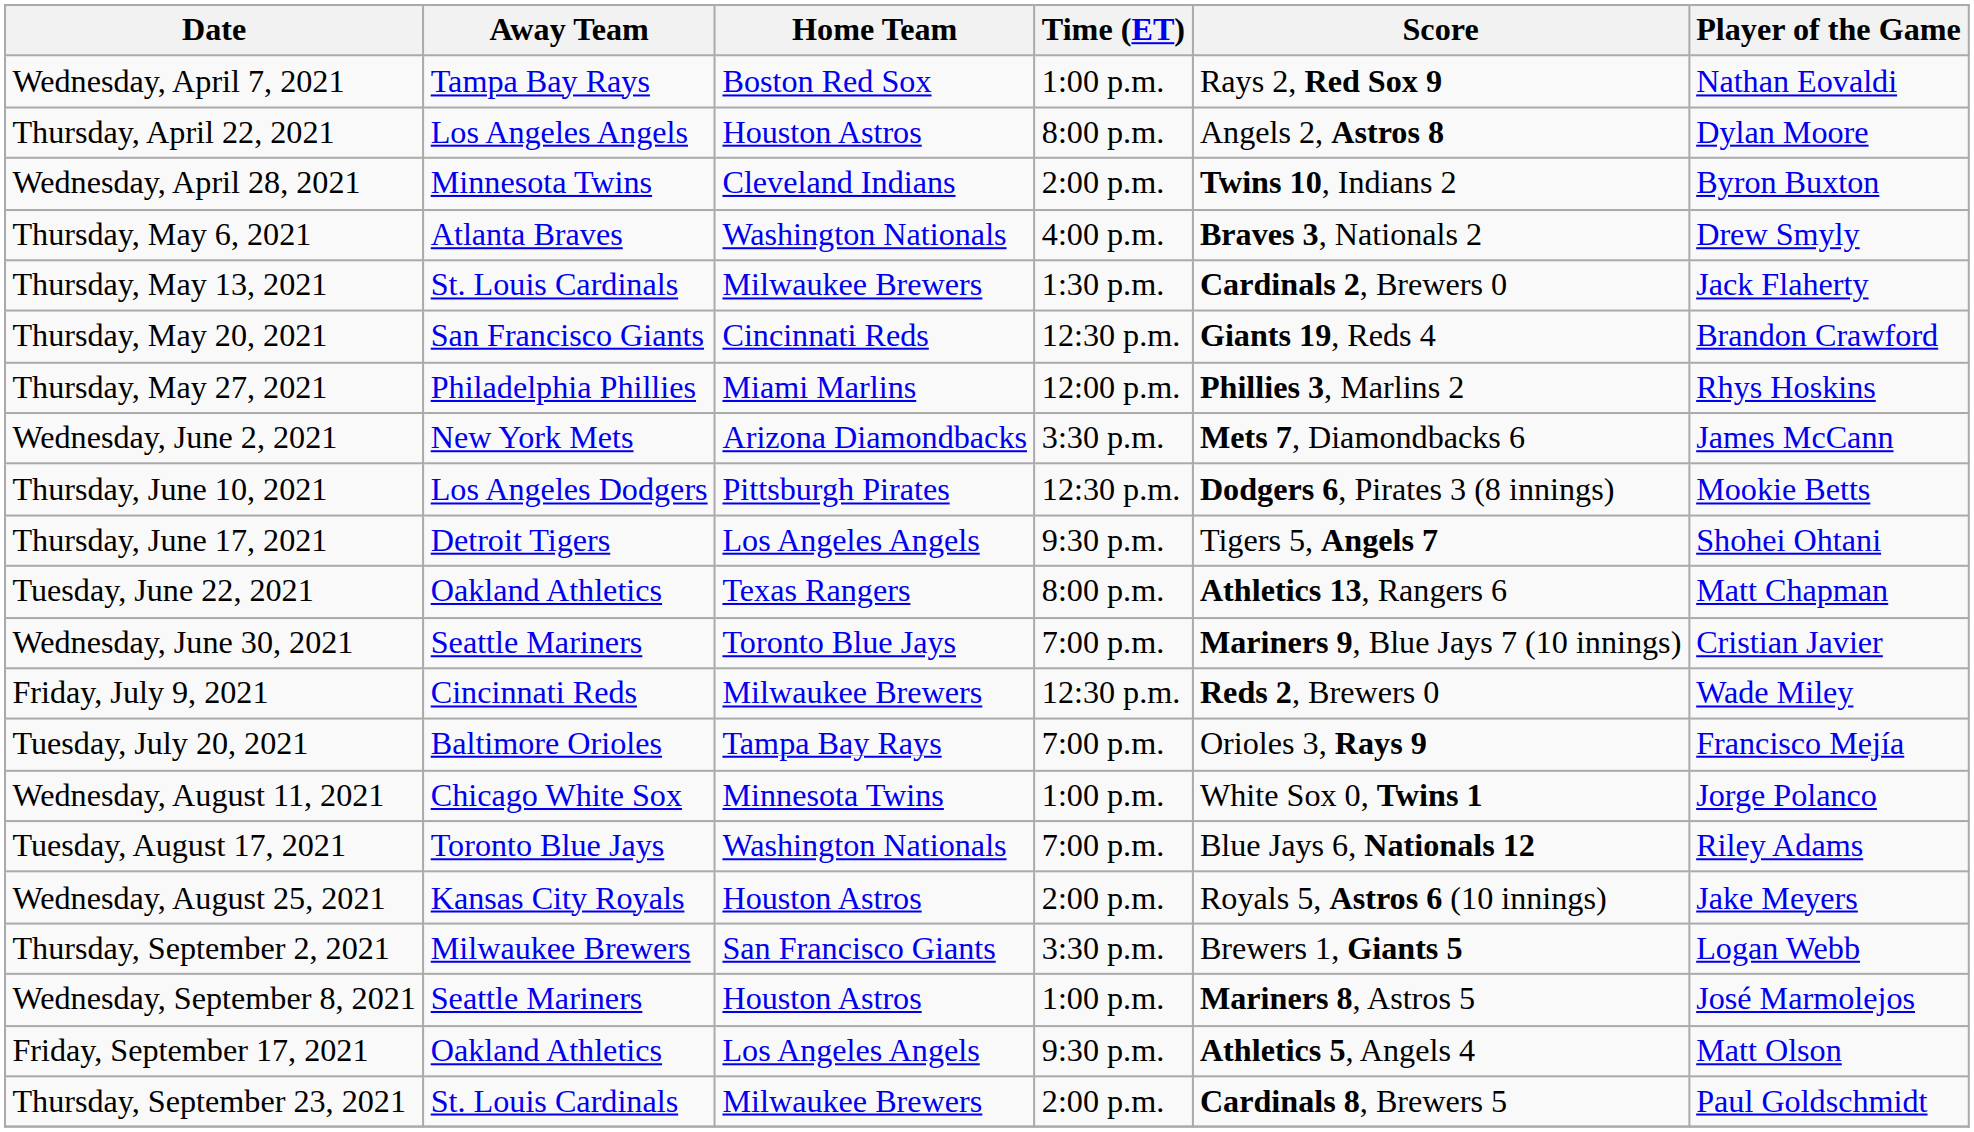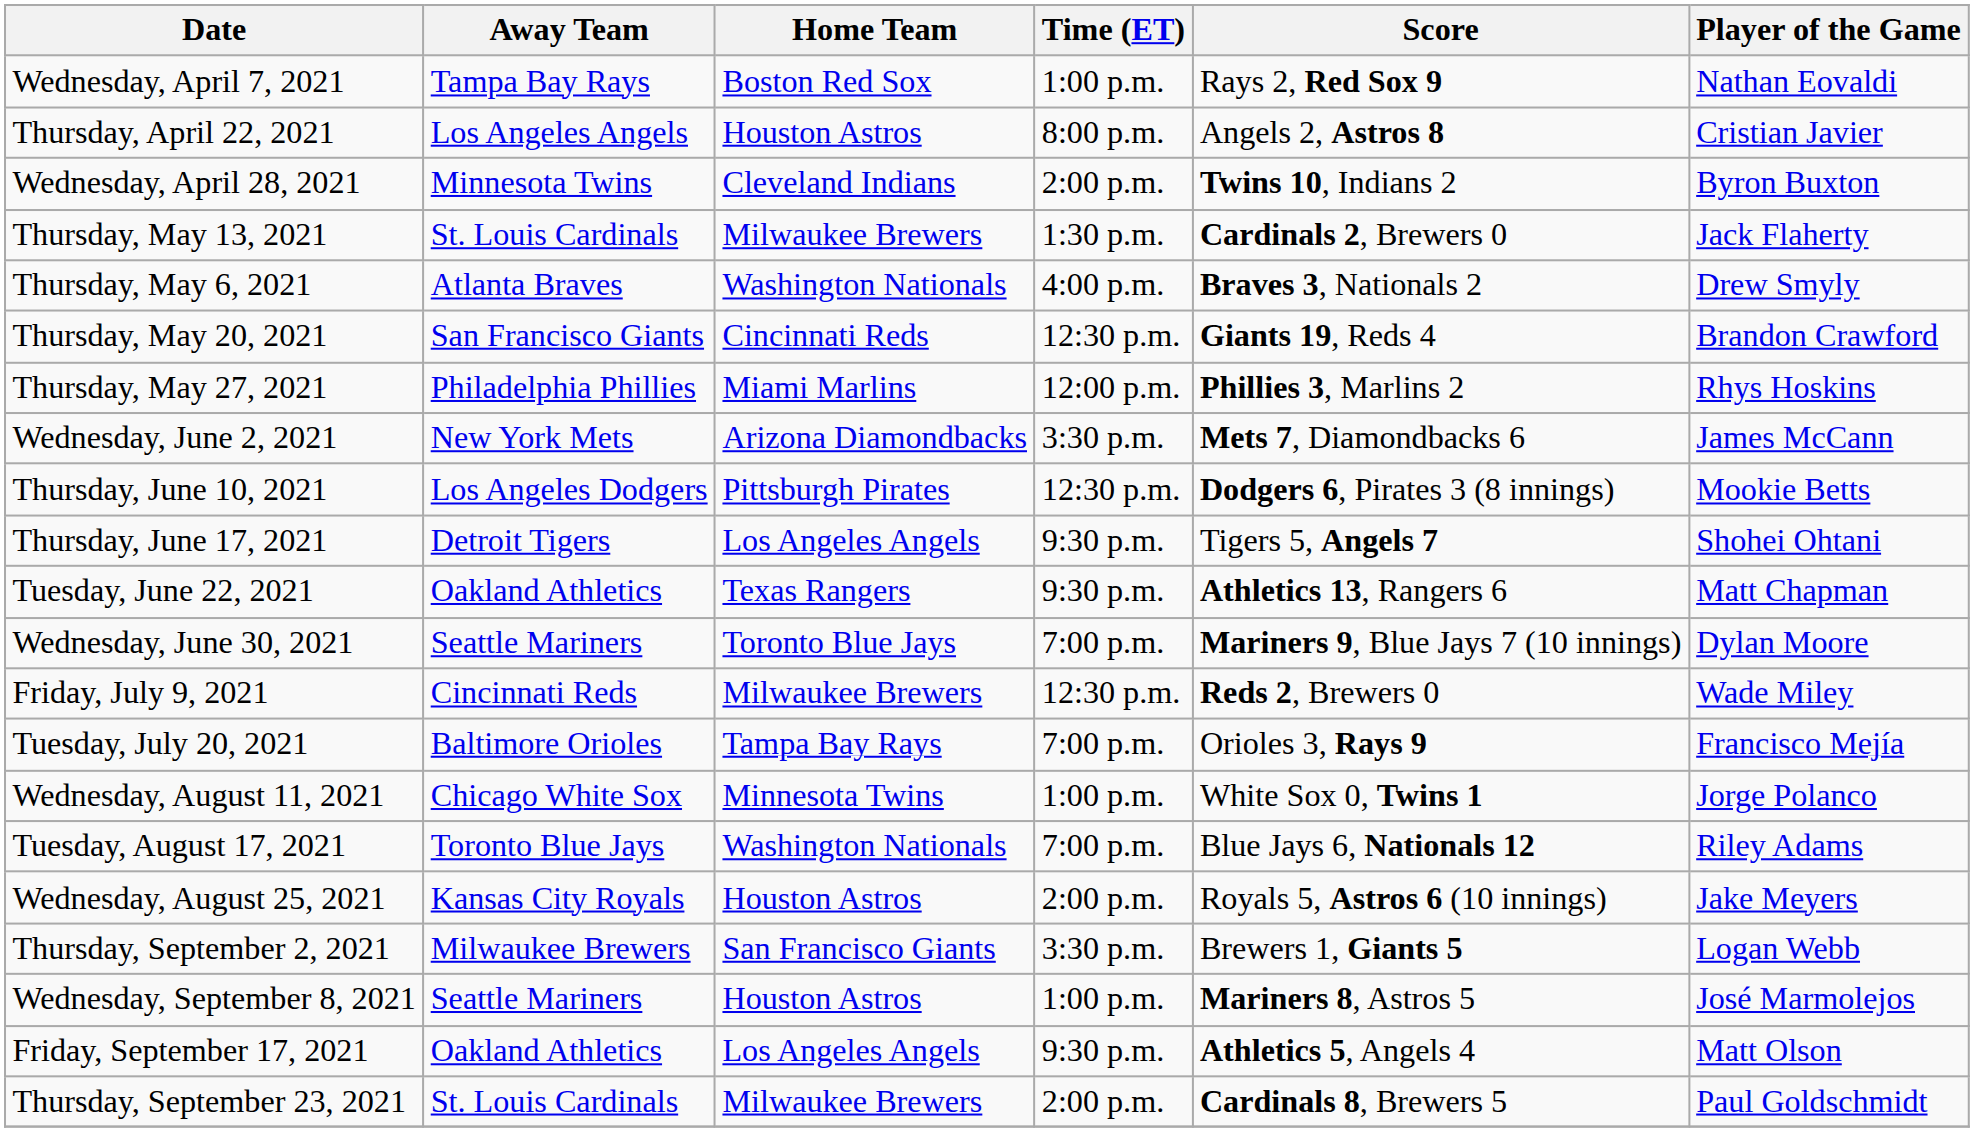(1782, 132) Dylan Moore -> (1790, 132) Cristian Javier
rows swapped: (162, 234) <-> (170, 285)
(1103, 591) 8:00 p.m. -> (1103, 591) 9:30 p.m.
(1790, 642) Cristian Javier -> (1782, 642) Dylan Moore
